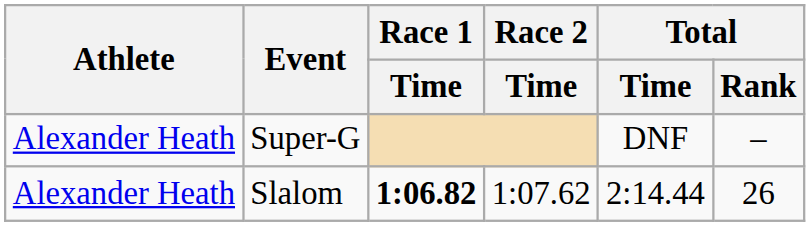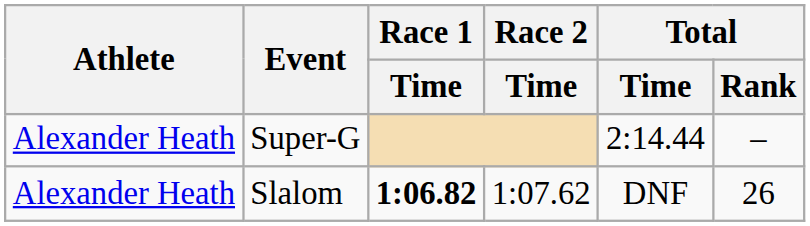(655, 139) DNF -> (655, 139) 2:14.44
(655, 193) 2:14.44 -> (655, 193) DNF
